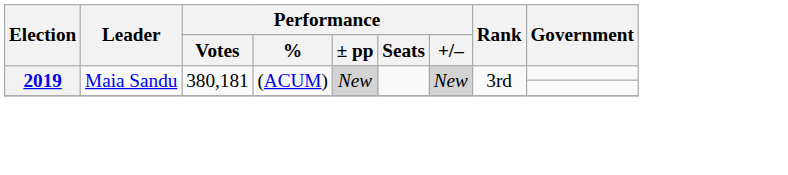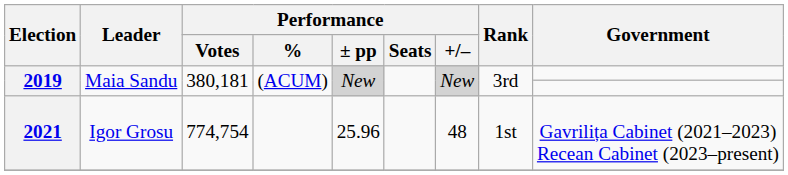+ row: (43, 132)
